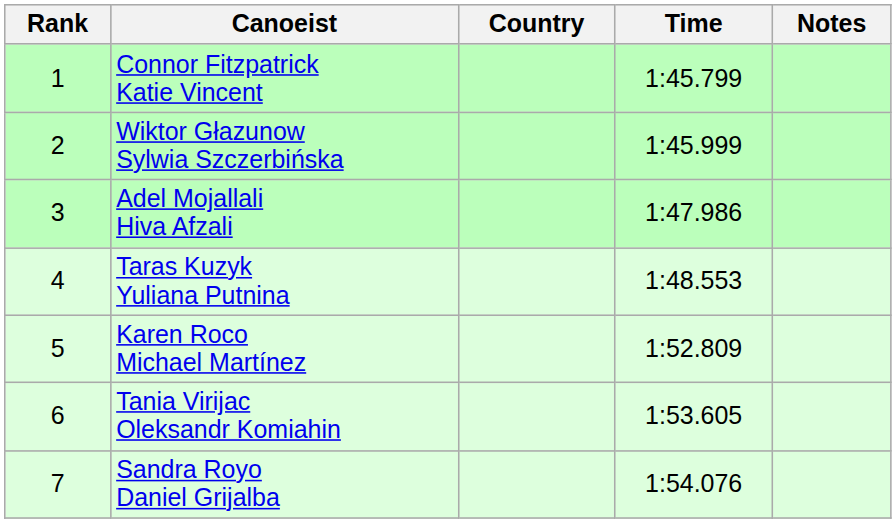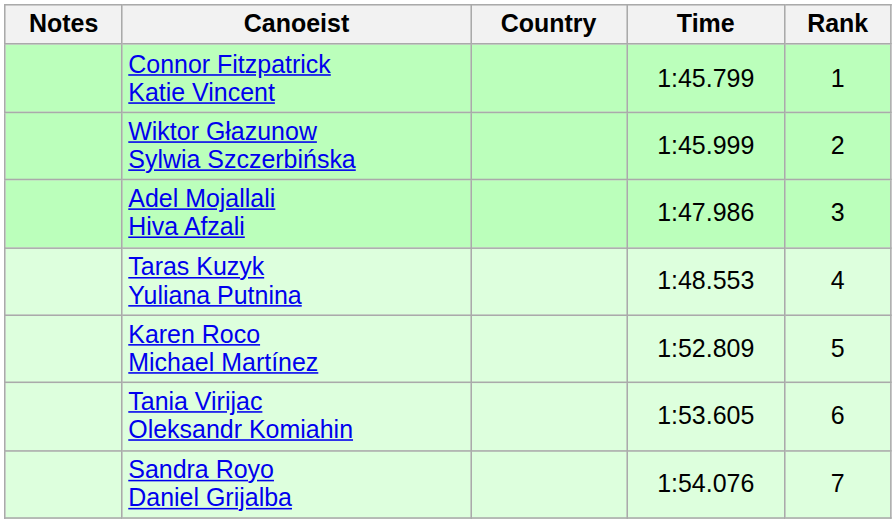columns swapped: (58, 24) <-> (832, 24)
